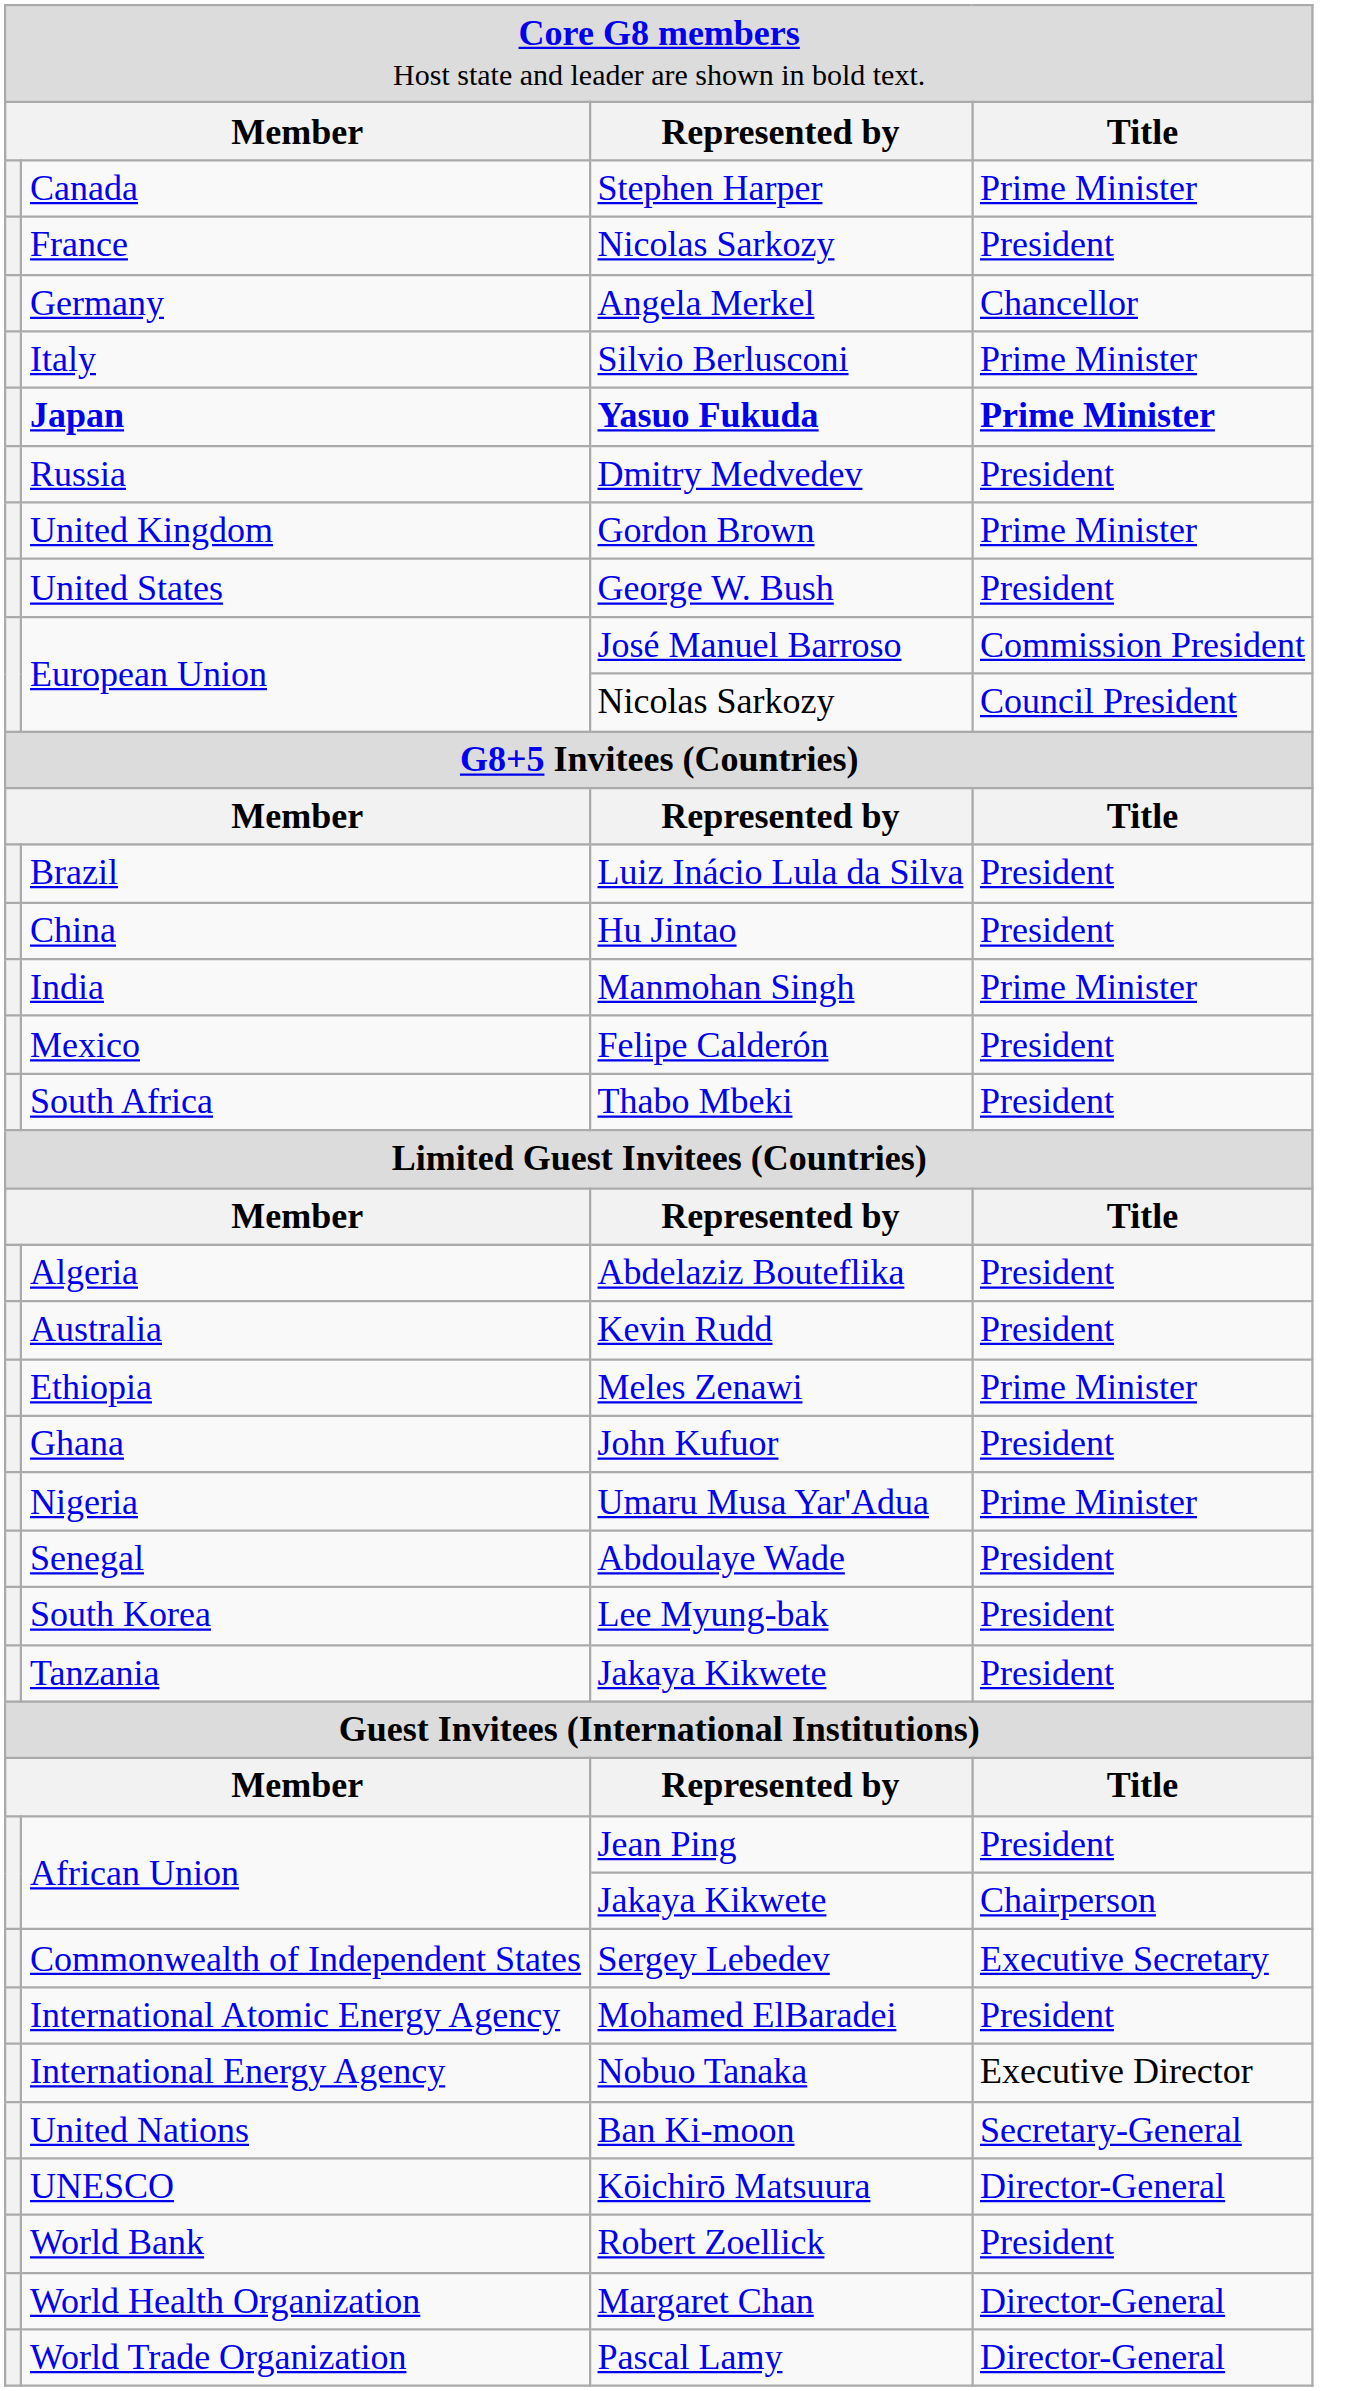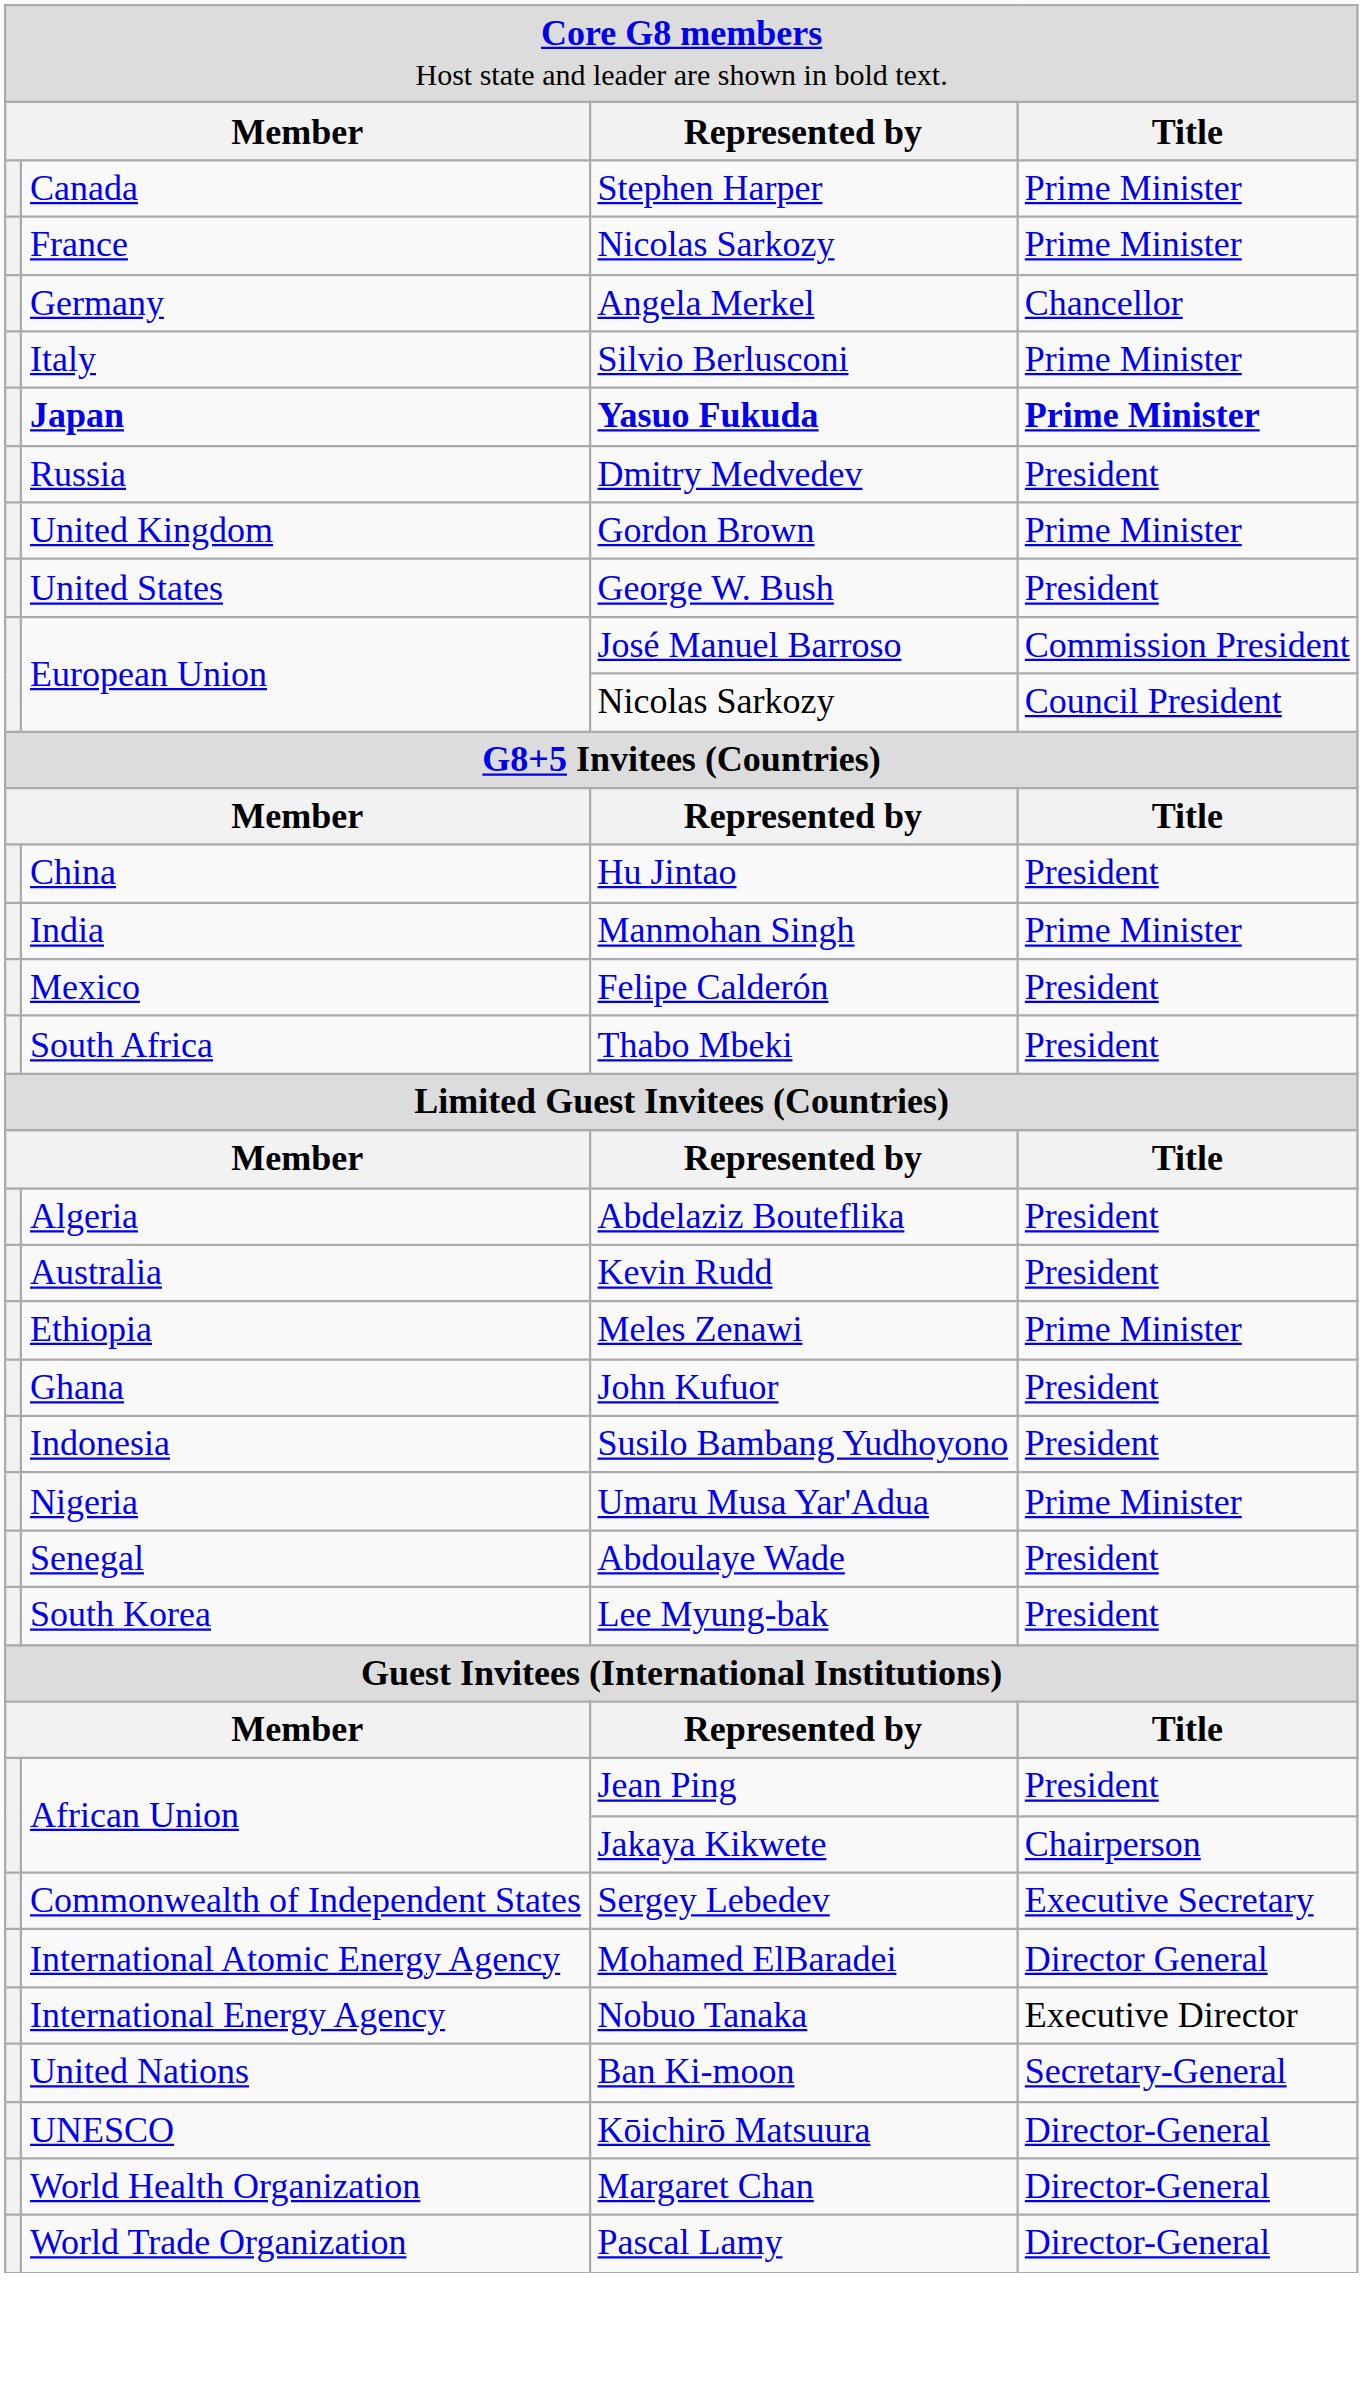(1047, 244) President -> (1133, 244) Prime Minister
- row: (74, 872)
+ row: (100, 1443)
- row: (95, 1672)
(1047, 2014) President -> (1146, 1957) Director General
- row: (117, 2243)
